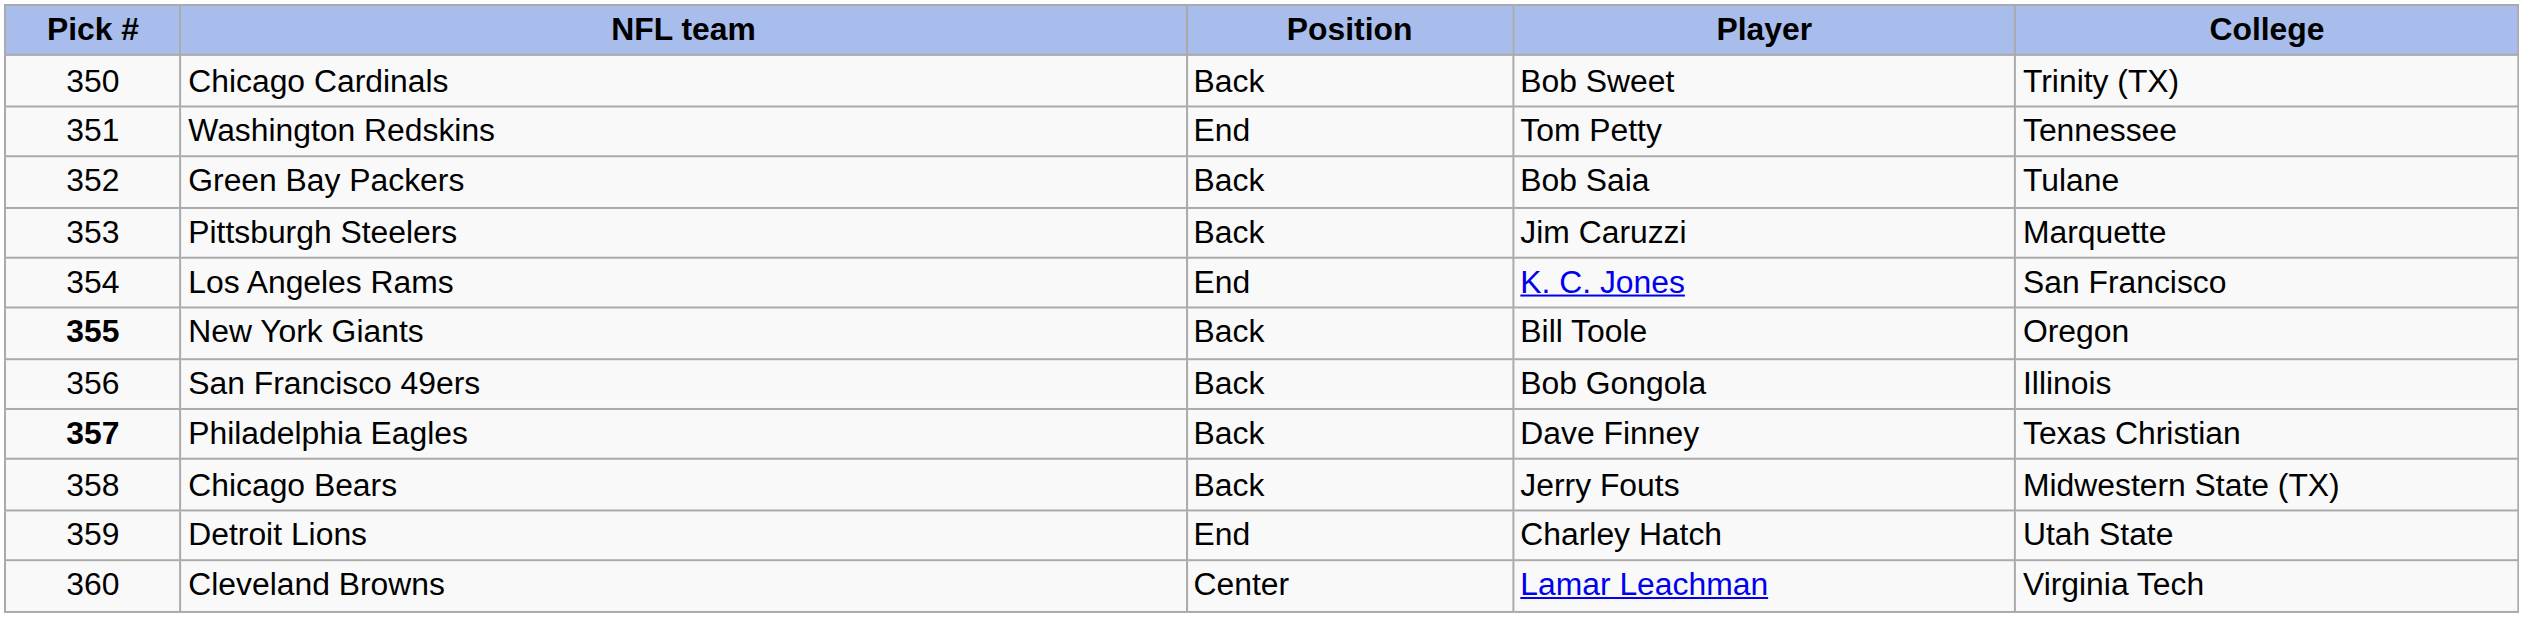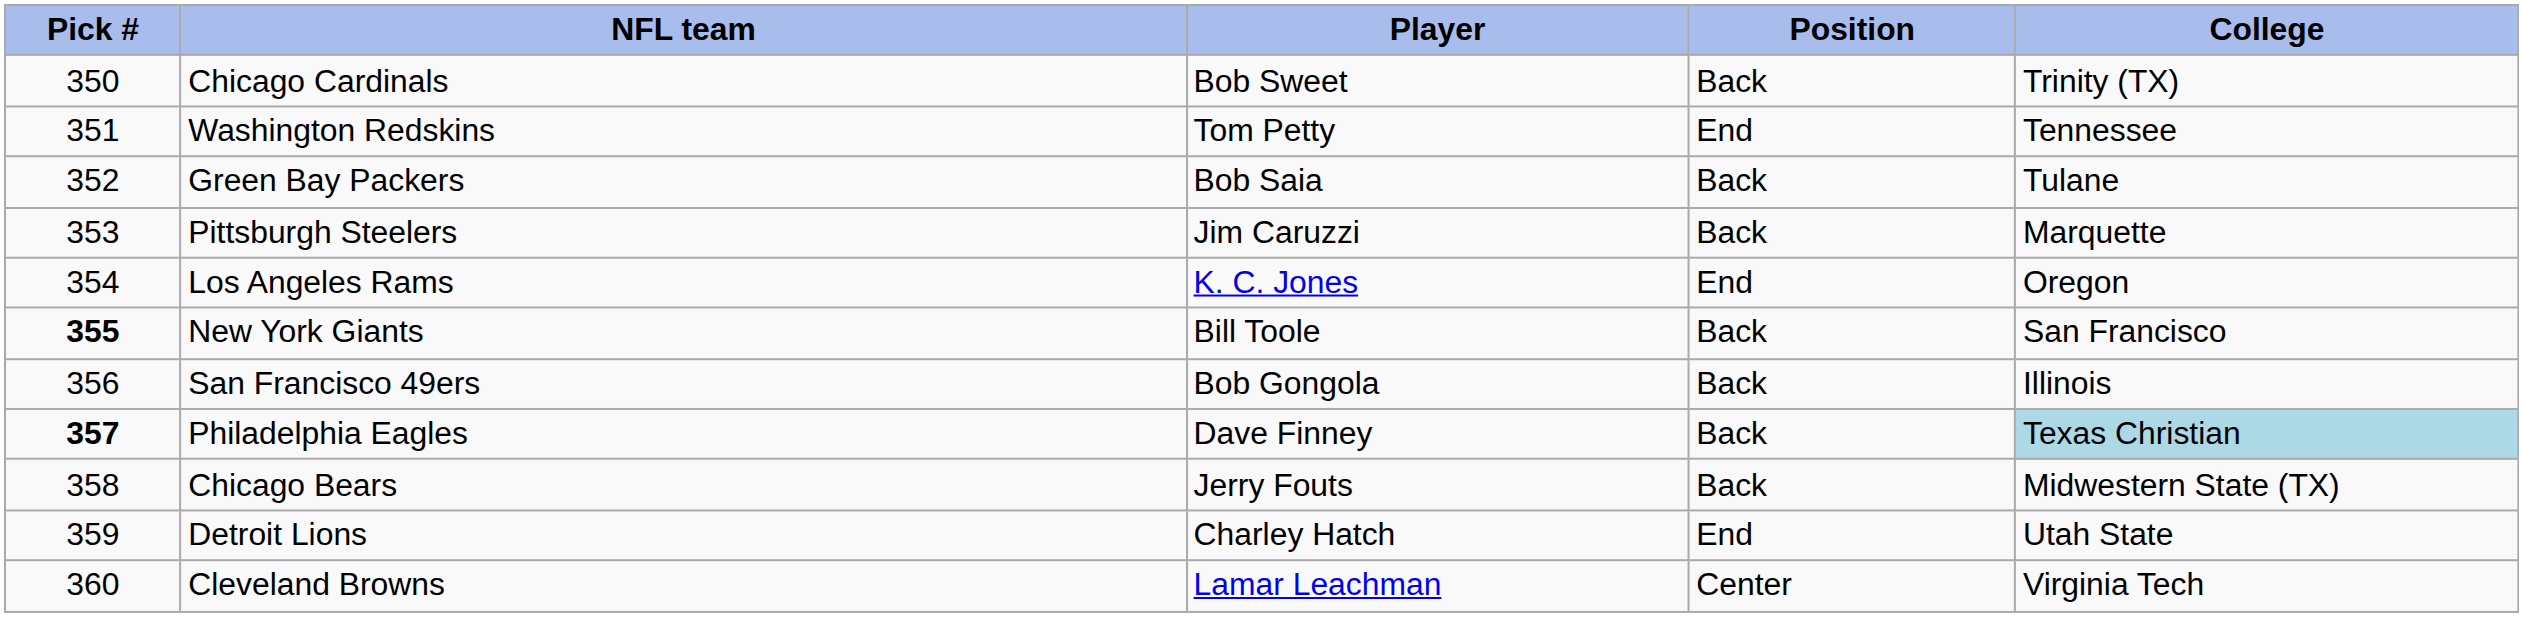columns swapped: (1764, 29) <-> (1350, 29)
(2125, 282) San Francisco -> (2076, 282) Oregon
(2076, 332) Oregon -> (2125, 332) San Francisco
(2132, 433) no background -> (2132, 433) lightblue background
